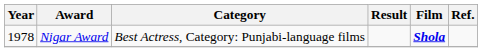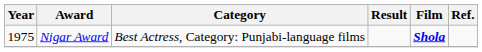(21, 36) 1978 -> (21, 36) 1975
